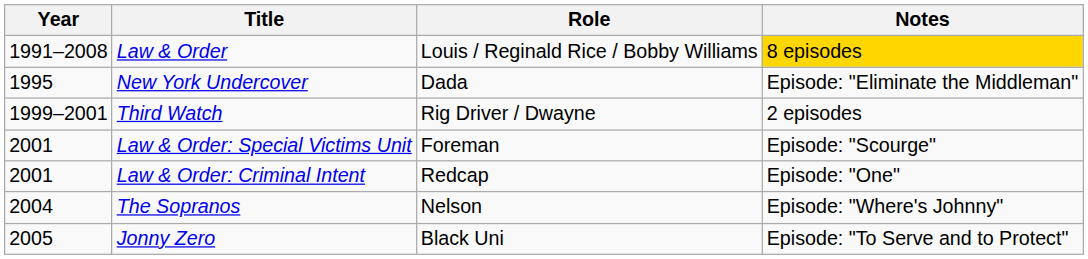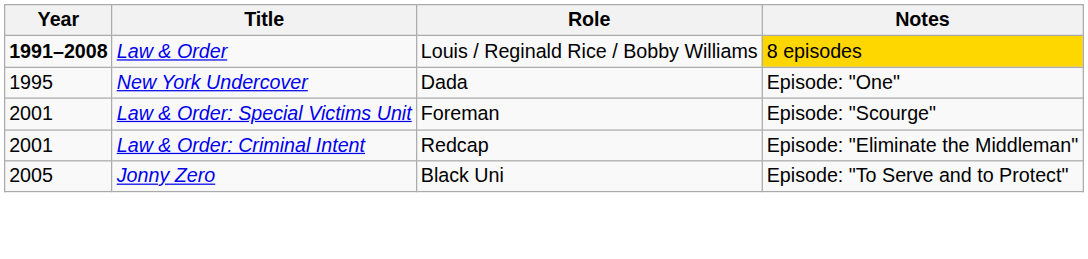(58, 51) normal -> (58, 51) bold
(922, 82) Episode: "Eliminate the Middleman" -> (833, 82) Episode: "One"
- row: (170, 113)
(833, 176) Episode: "One" -> (922, 144) Episode: "Eliminate the Middleman"
- row: (179, 207)
